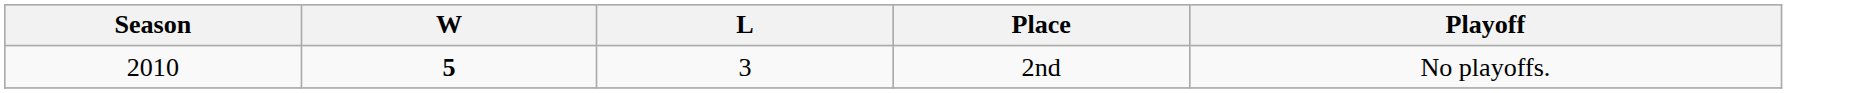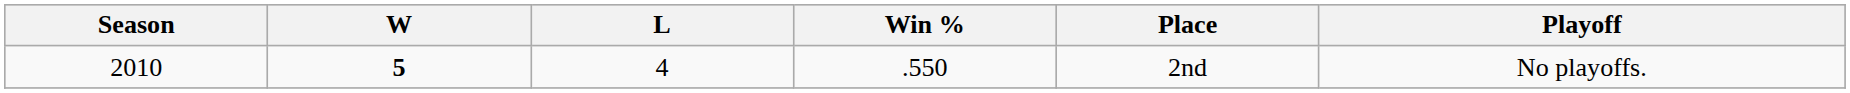+ column: (925, 25)
(745, 66) 3 -> (662, 66) 4
